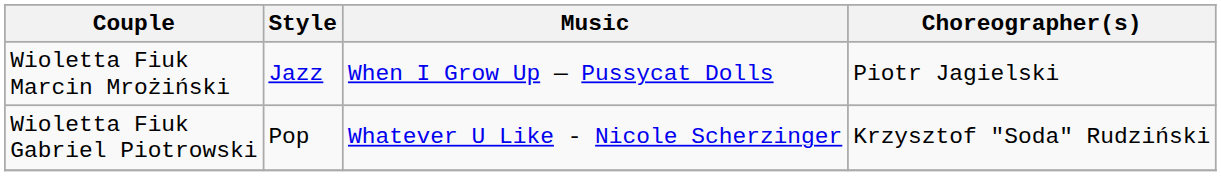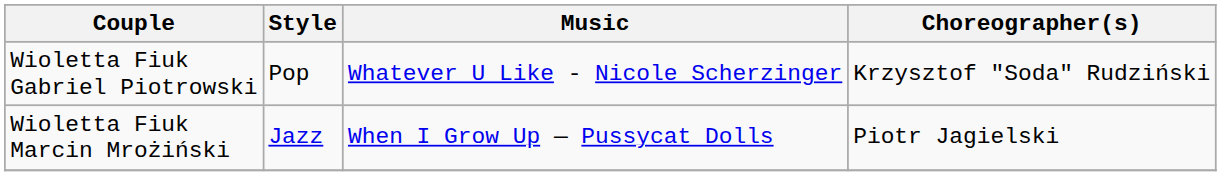rows swapped: (134, 138) <-> (120, 74)
